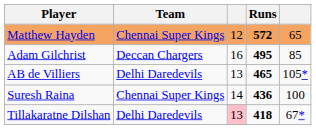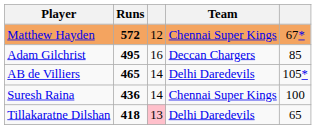columns swapped: (170, 14) <-> (263, 14)
(295, 34) 65 -> (295, 34) 67*
(237, 74) 13 -> (156, 74) 14
(295, 114) 67* -> (295, 114) 65
